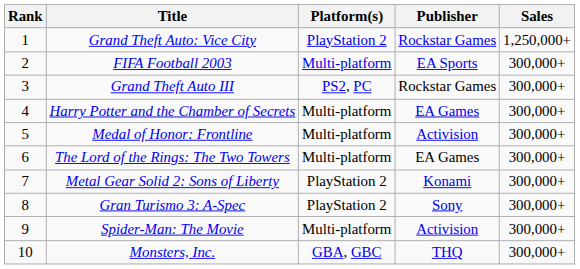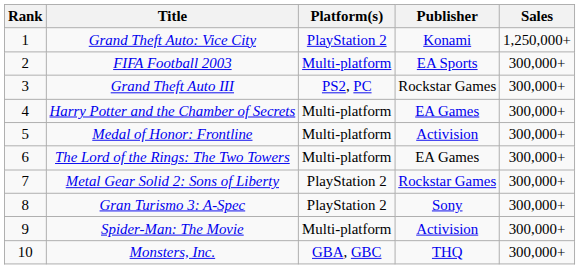(447, 39) Rockstar Games -> (447, 39) Konami
(447, 181) Konami -> (447, 181) Rockstar Games
